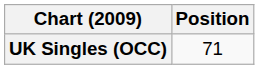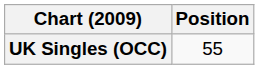(213, 49) 71 -> (213, 49) 55
